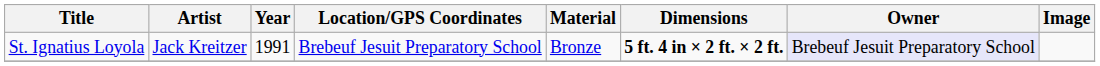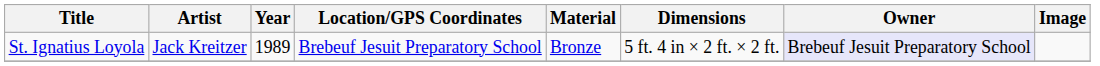(273, 46) 1991 -> (273, 46) 1989
(704, 46) bold -> (702, 46) normal
